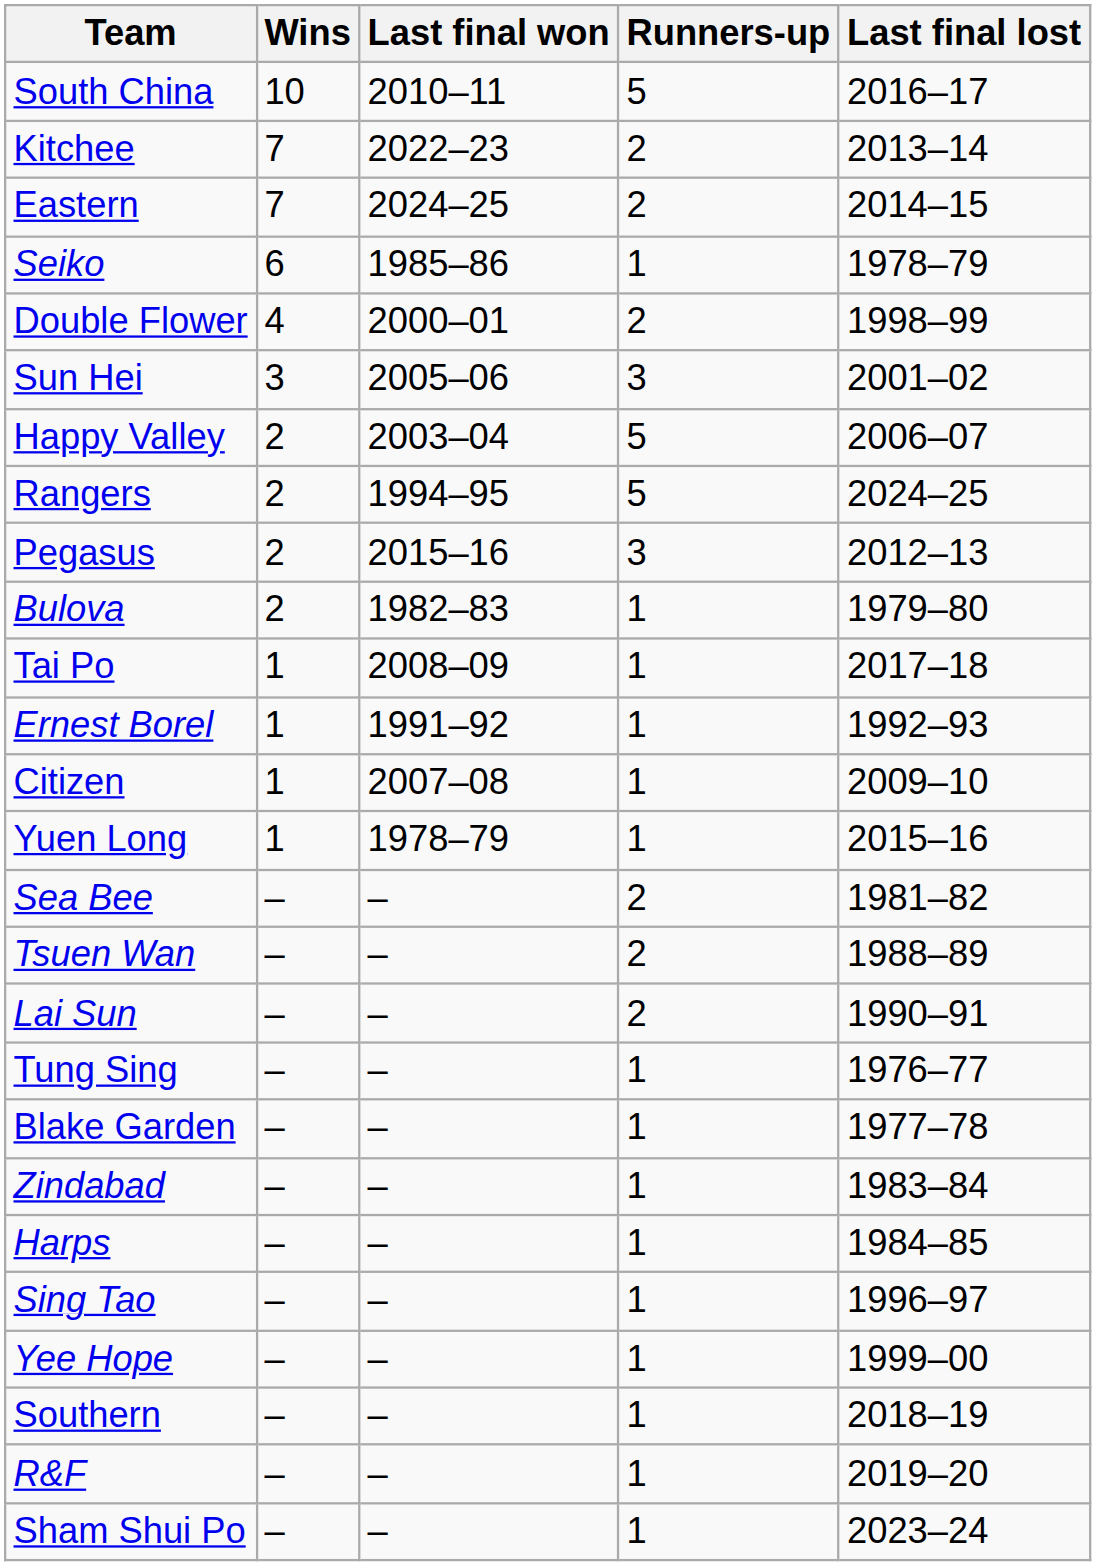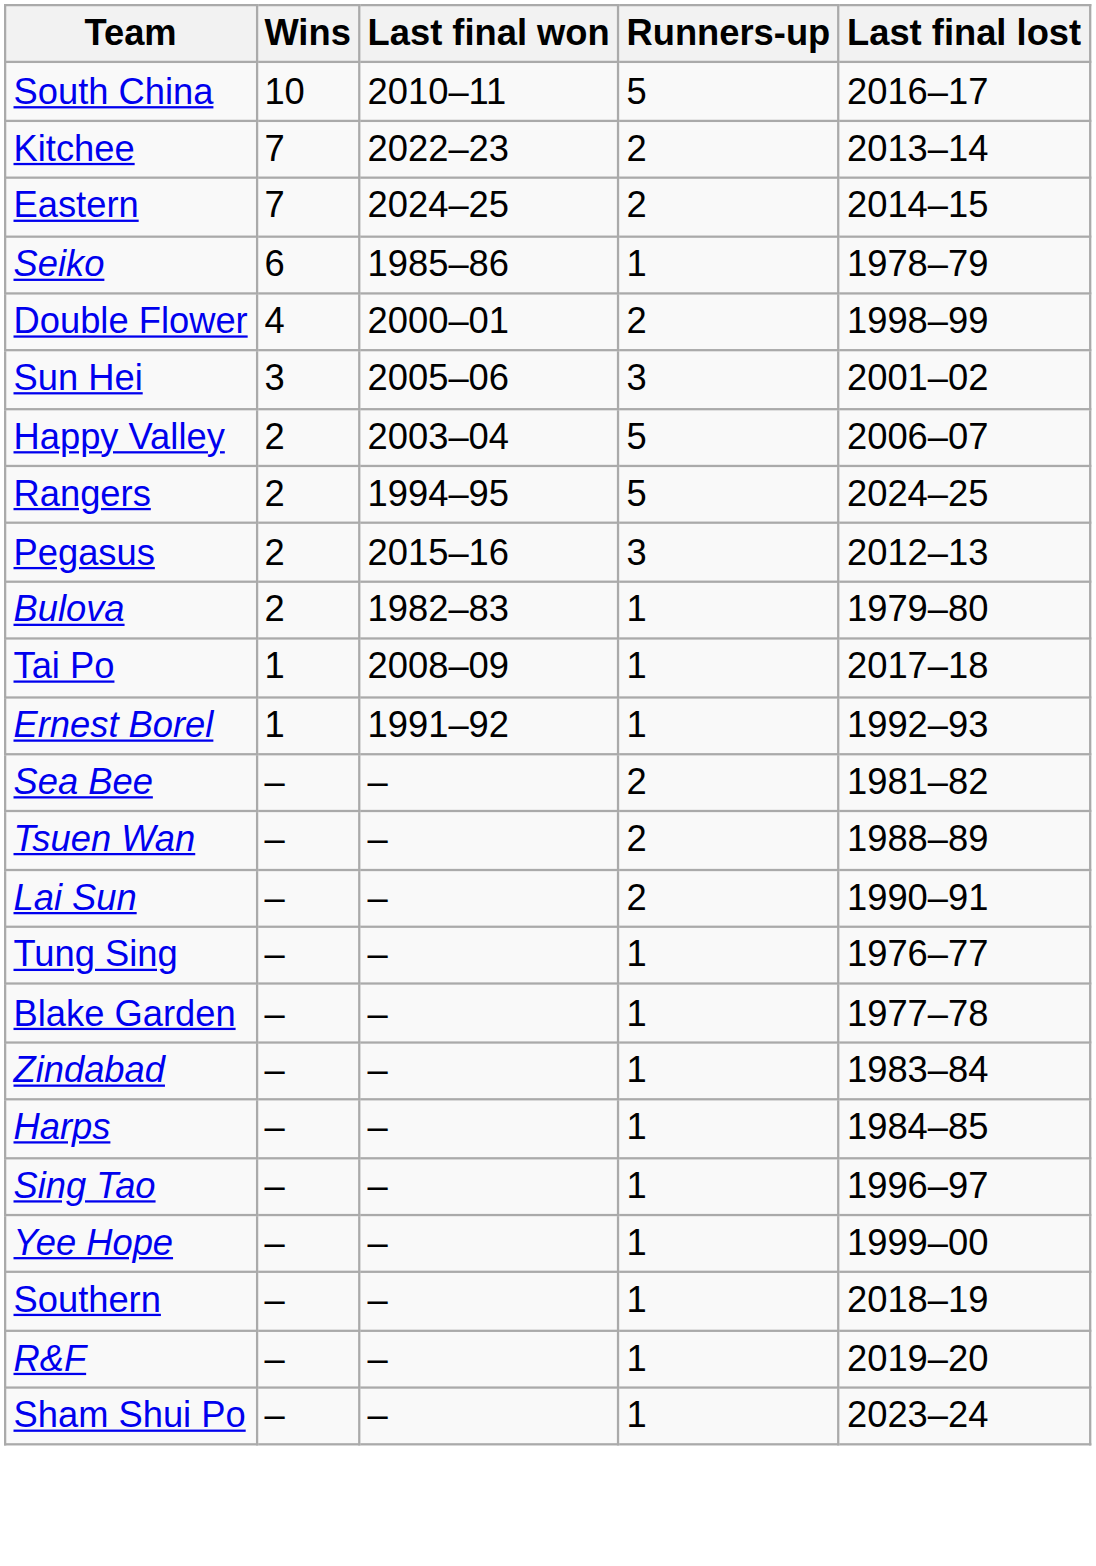- row: (69, 782)
- row: (100, 839)
